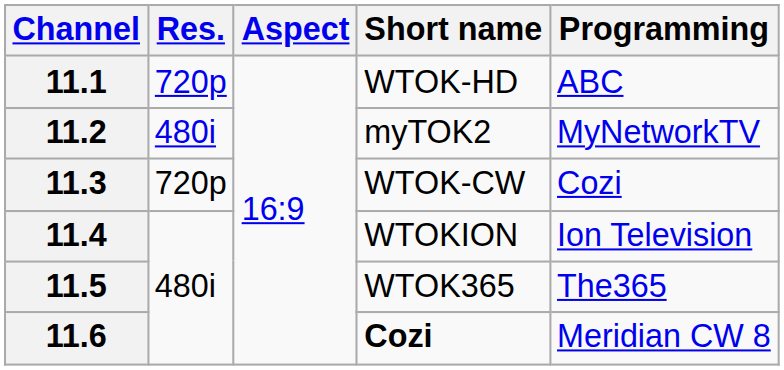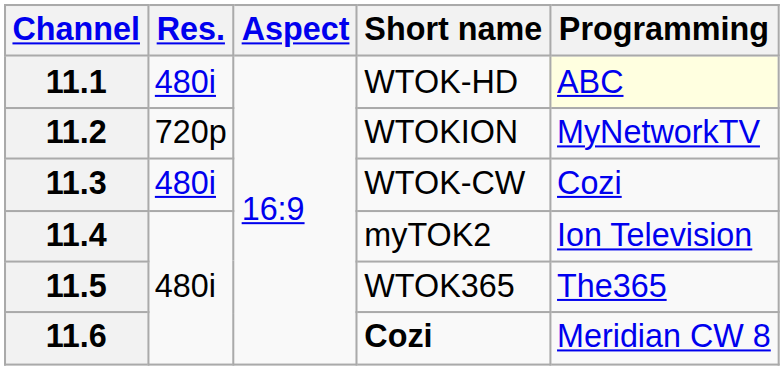(191, 81) 720p -> (185, 81) 480i
(590, 81) no background -> (590, 81) lightyellow background
(185, 132) 480i -> (191, 132) 720p
(428, 132) myTOK2 -> (441, 132) WTOKION
(191, 183) 720p -> (185, 183) 480i
(441, 235) WTOKION -> (428, 235) myTOK2
